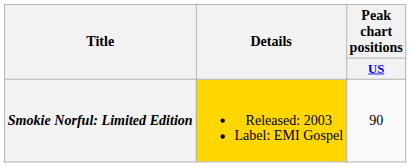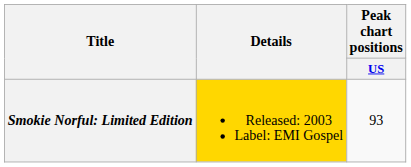(376, 120) 90 -> (376, 120) 93
